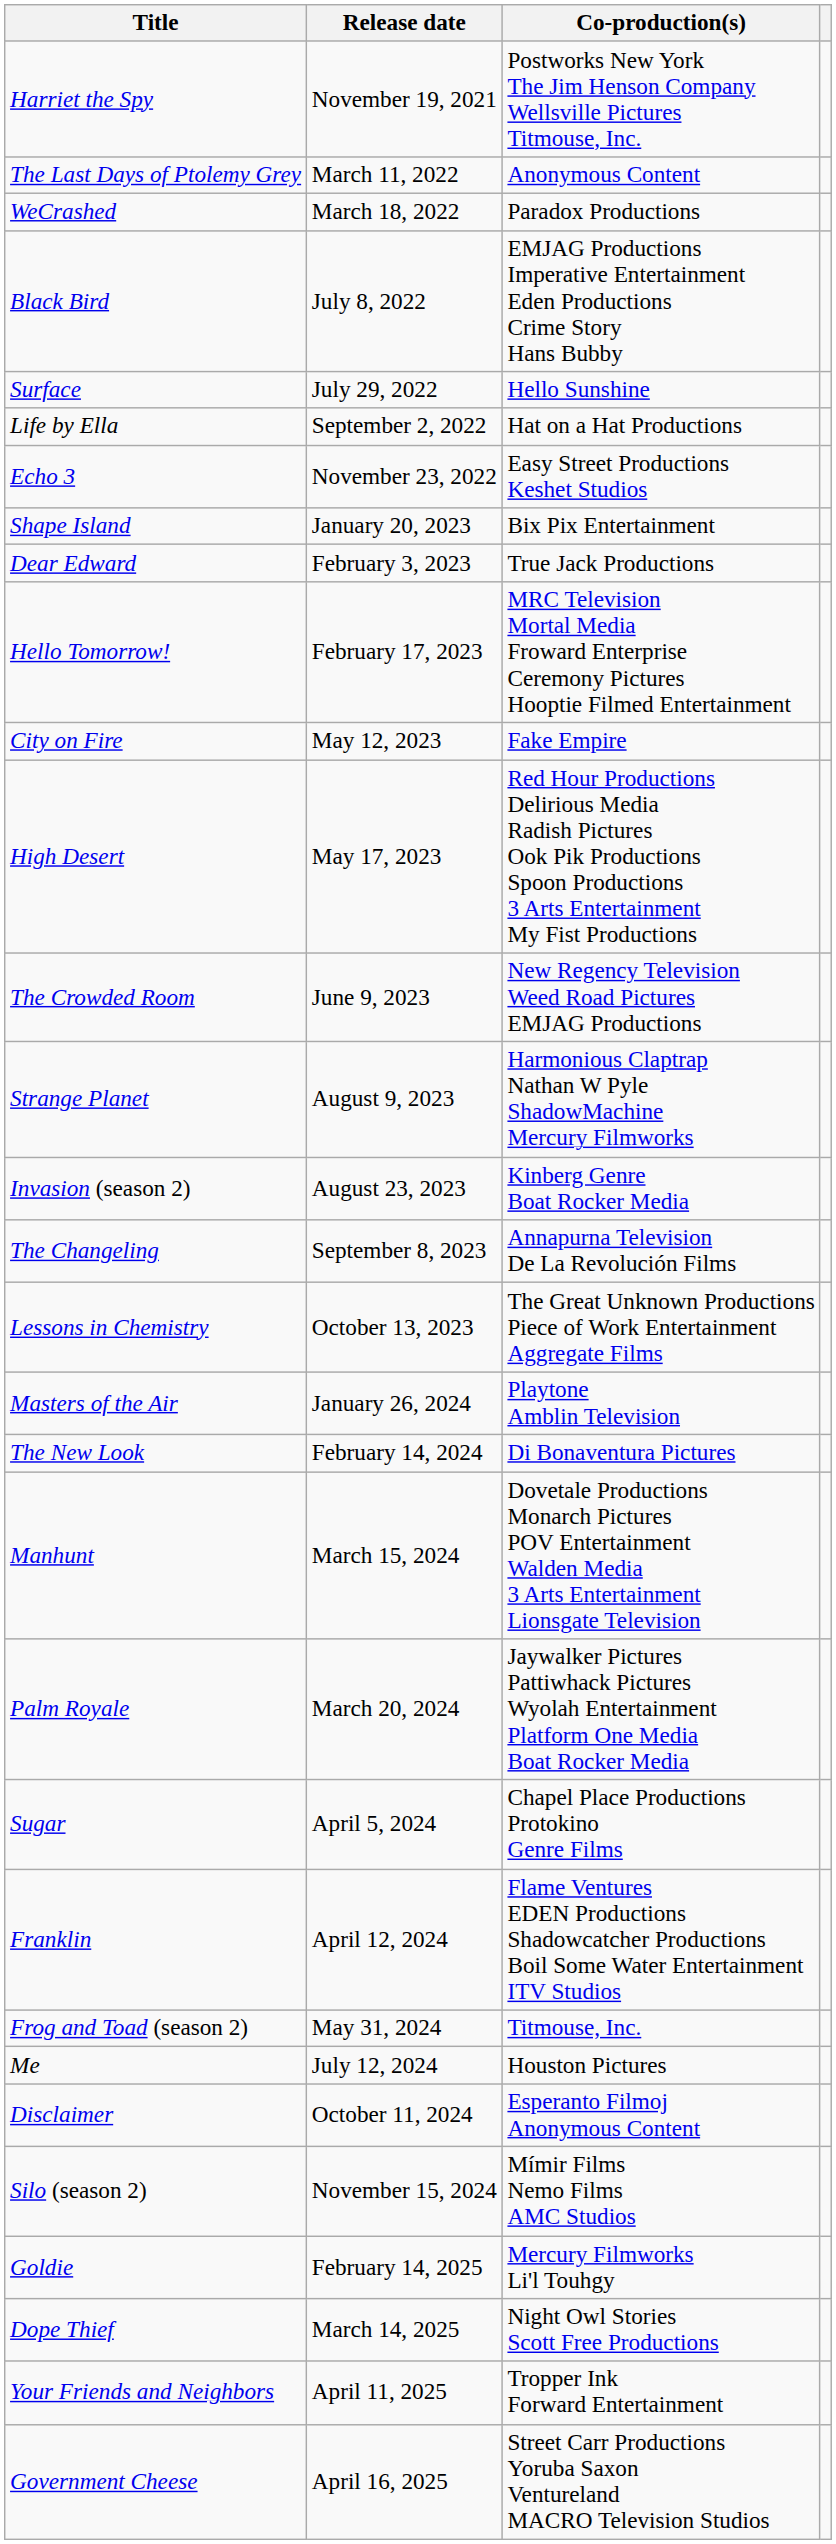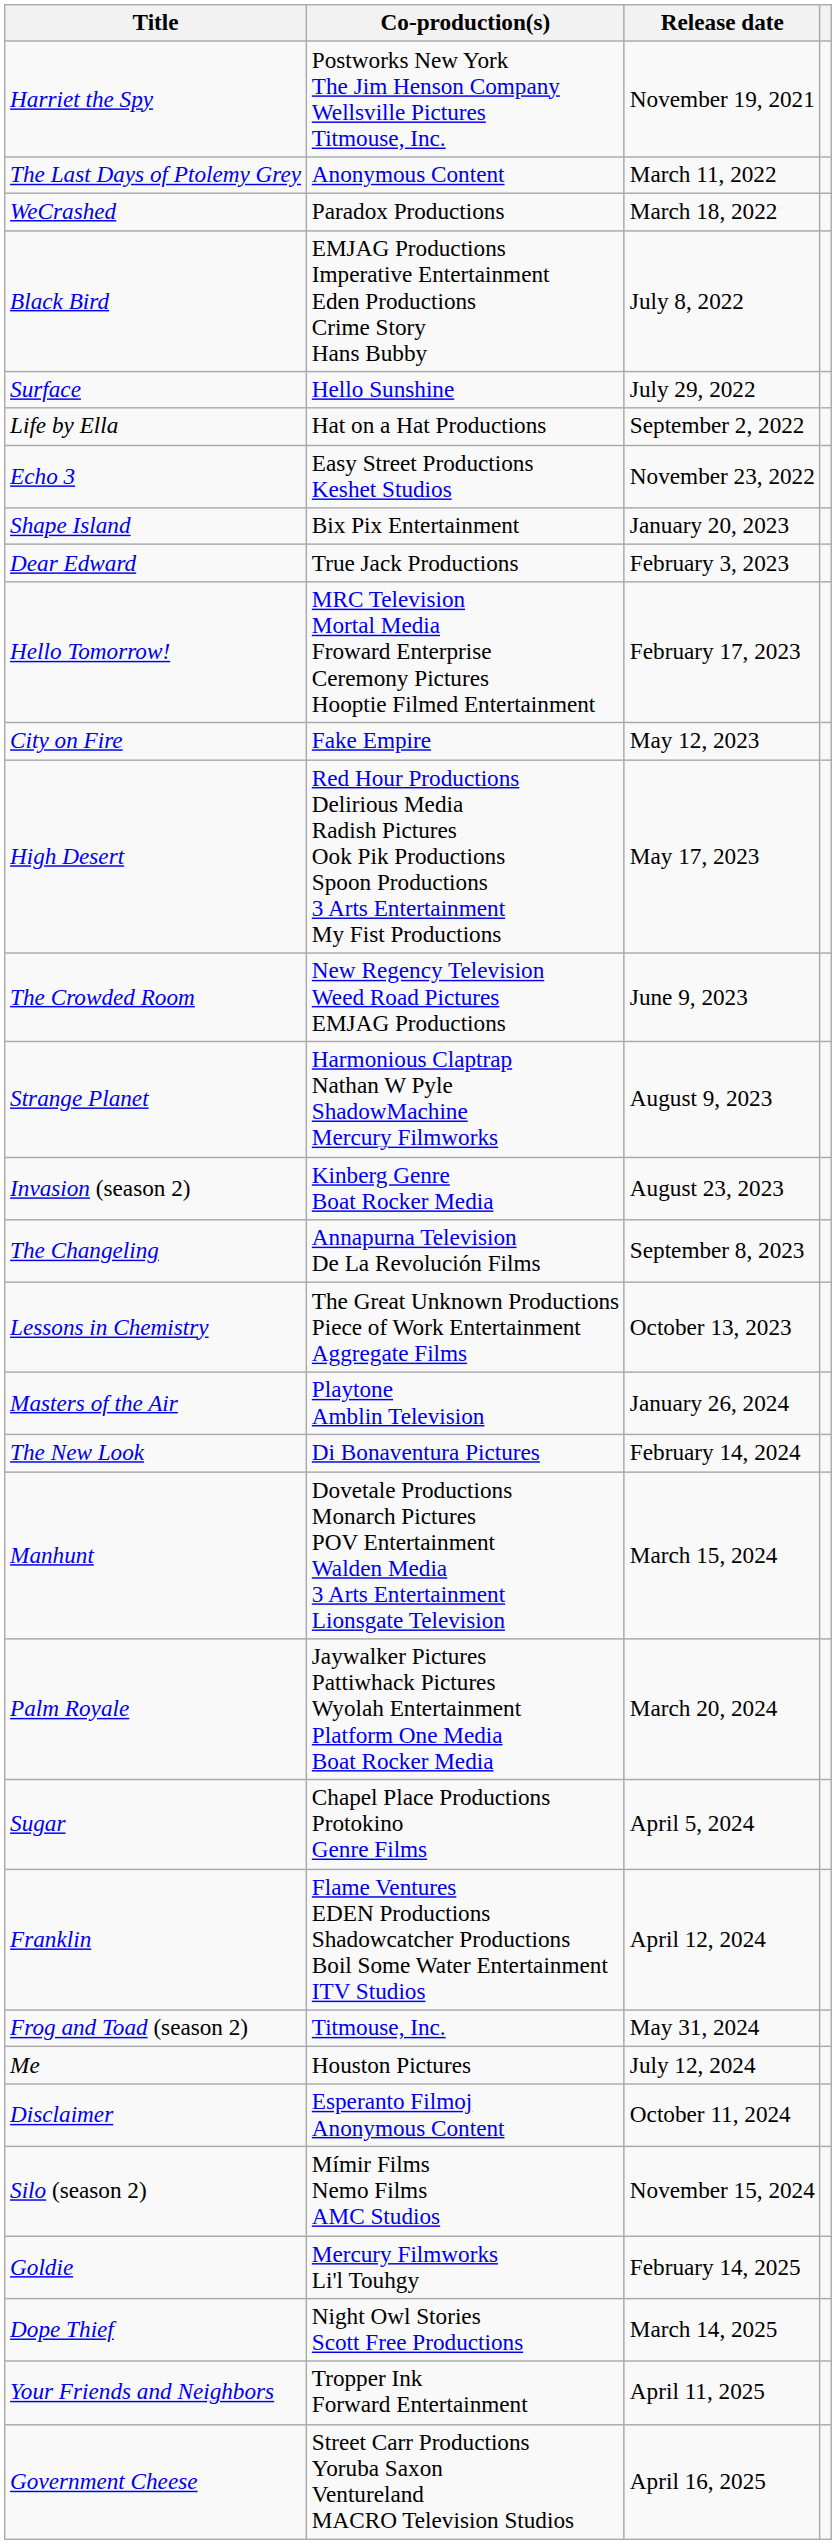columns swapped: (404, 22) <-> (661, 22)
